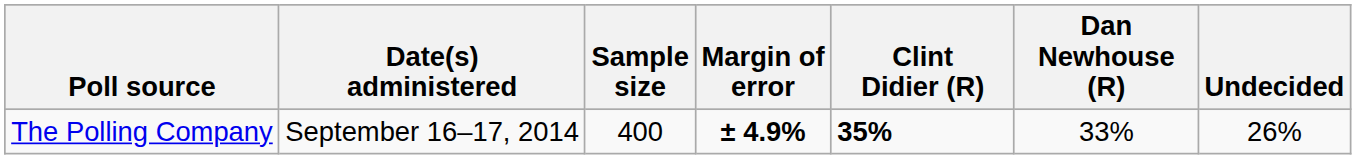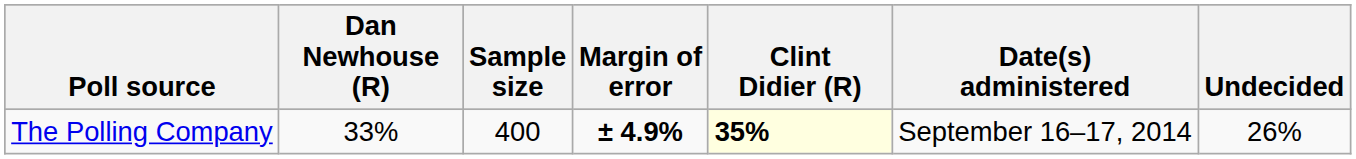columns swapped: (432, 72) <-> (1106, 56)
(865, 131) no background -> (742, 131) lightyellow background
